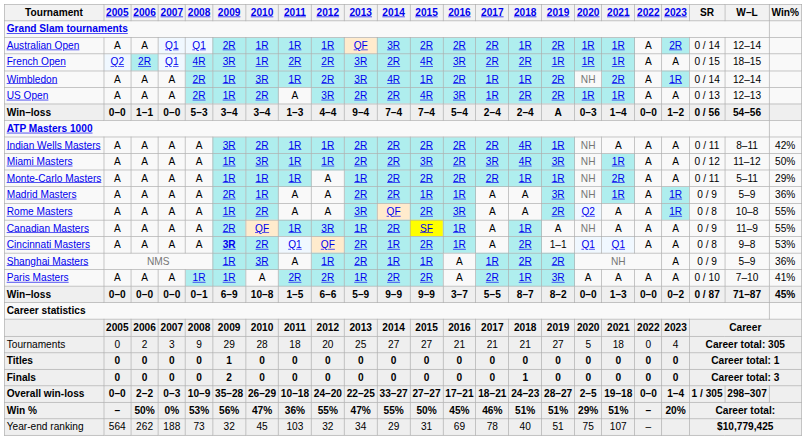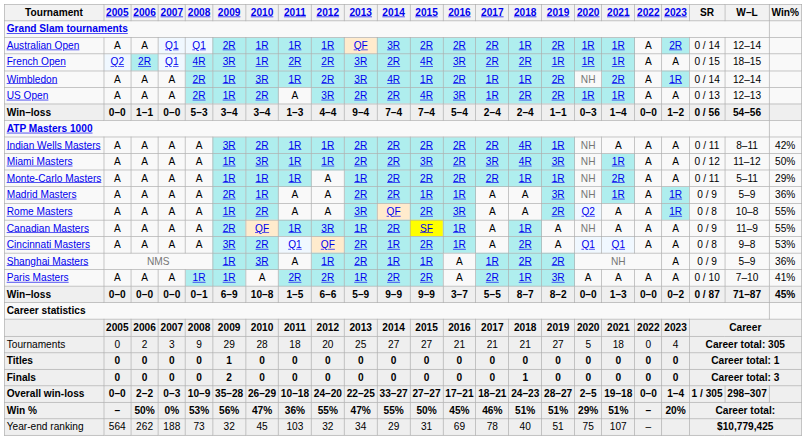(558, 112) A -> (558, 112) 1–1
(229, 245) bold -> (229, 245) normal
(558, 245) 1–1 -> (558, 245) A
